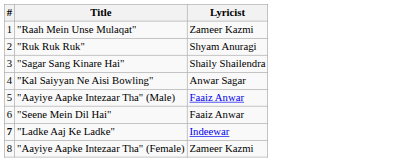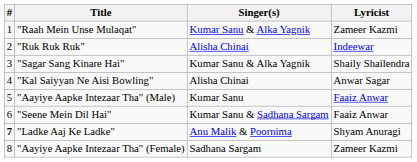+ column: (259, 13)
(223, 47) Shyam Anuragi -> (354, 47) Indeewar
(209, 132) Indeewar -> (367, 132) Shyam Anuragi
